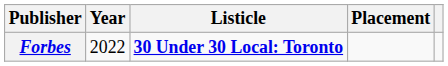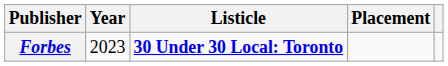(108, 46) 2022 -> (108, 46) 2023
